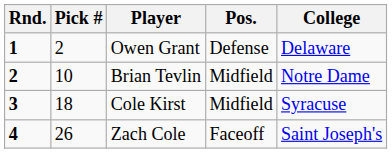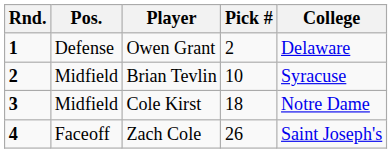columns swapped: (79, 18) <-> (241, 18)
(325, 76) Notre Dame -> (314, 76) Syracuse
(314, 104) Syracuse -> (325, 104) Notre Dame
